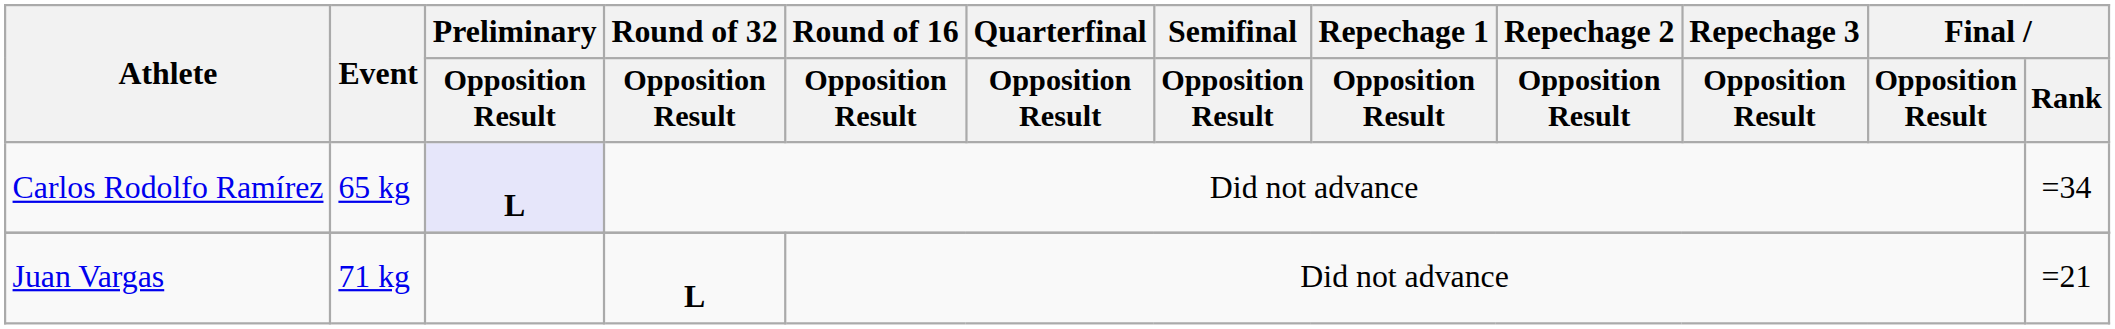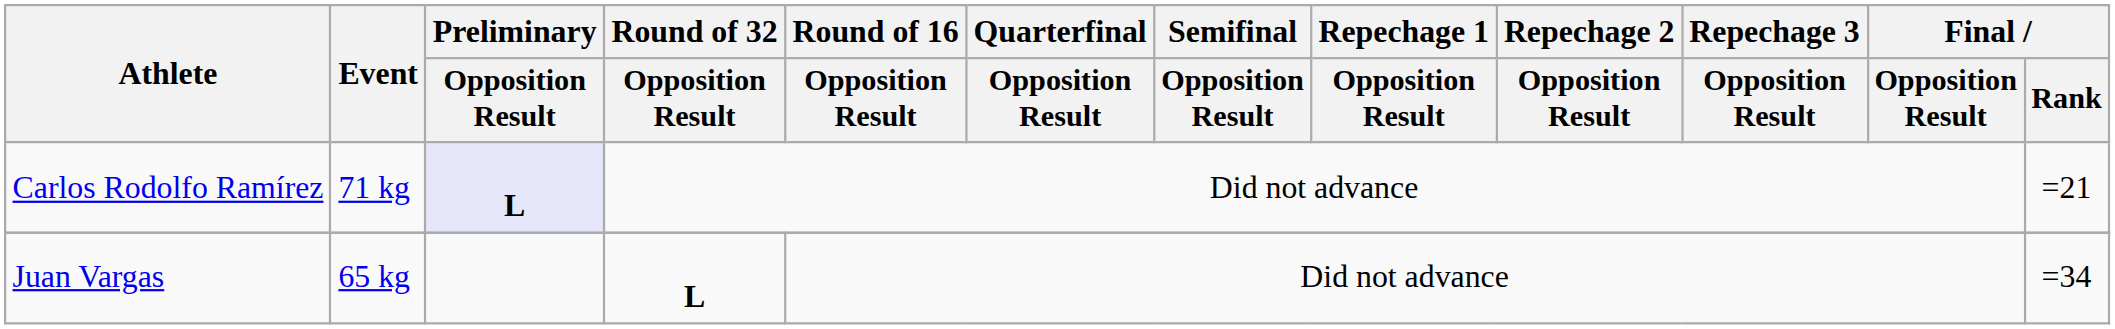(374, 187) 65 kg -> (374, 187) 71 kg
(2066, 187) =34 -> (2066, 187) =21
(374, 277) 71 kg -> (374, 277) 65 kg
(2066, 277) =21 -> (2066, 277) =34
